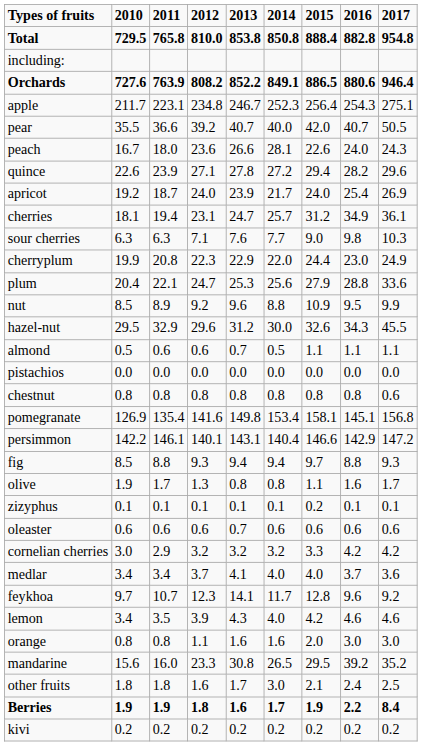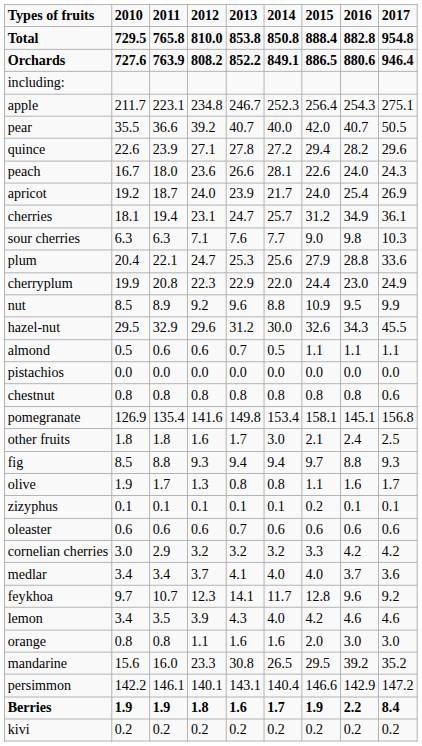rows swapped: (36, 82) <-> (36, 60)
rows swapped: (26, 171) <-> (24, 149)
rows swapped: (22, 283) <-> (40, 261)
rows swapped: (39, 439) <-> (39, 685)
